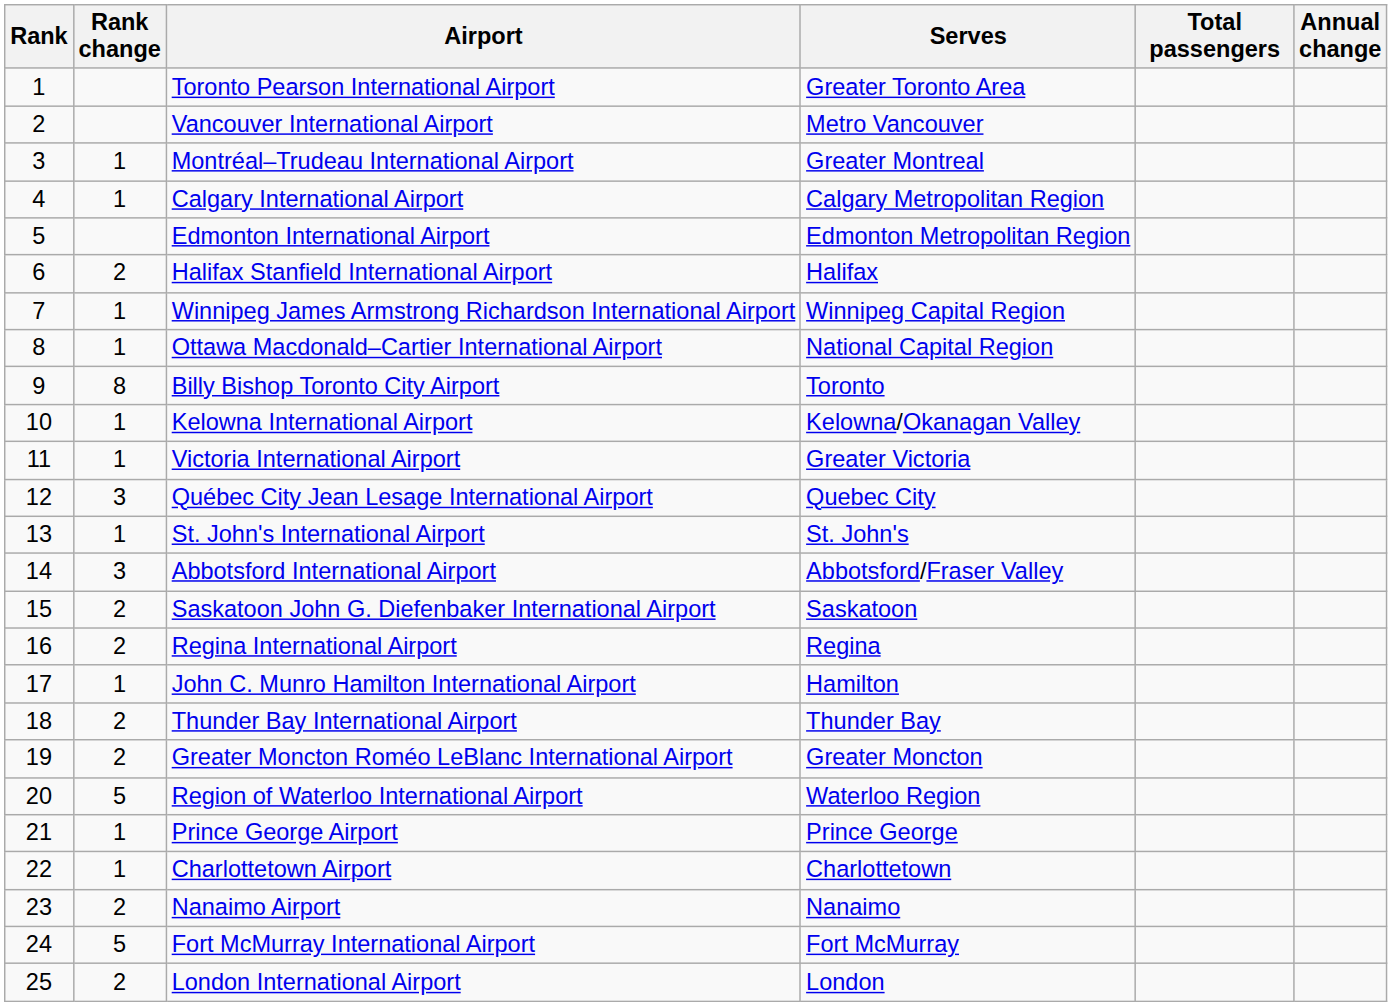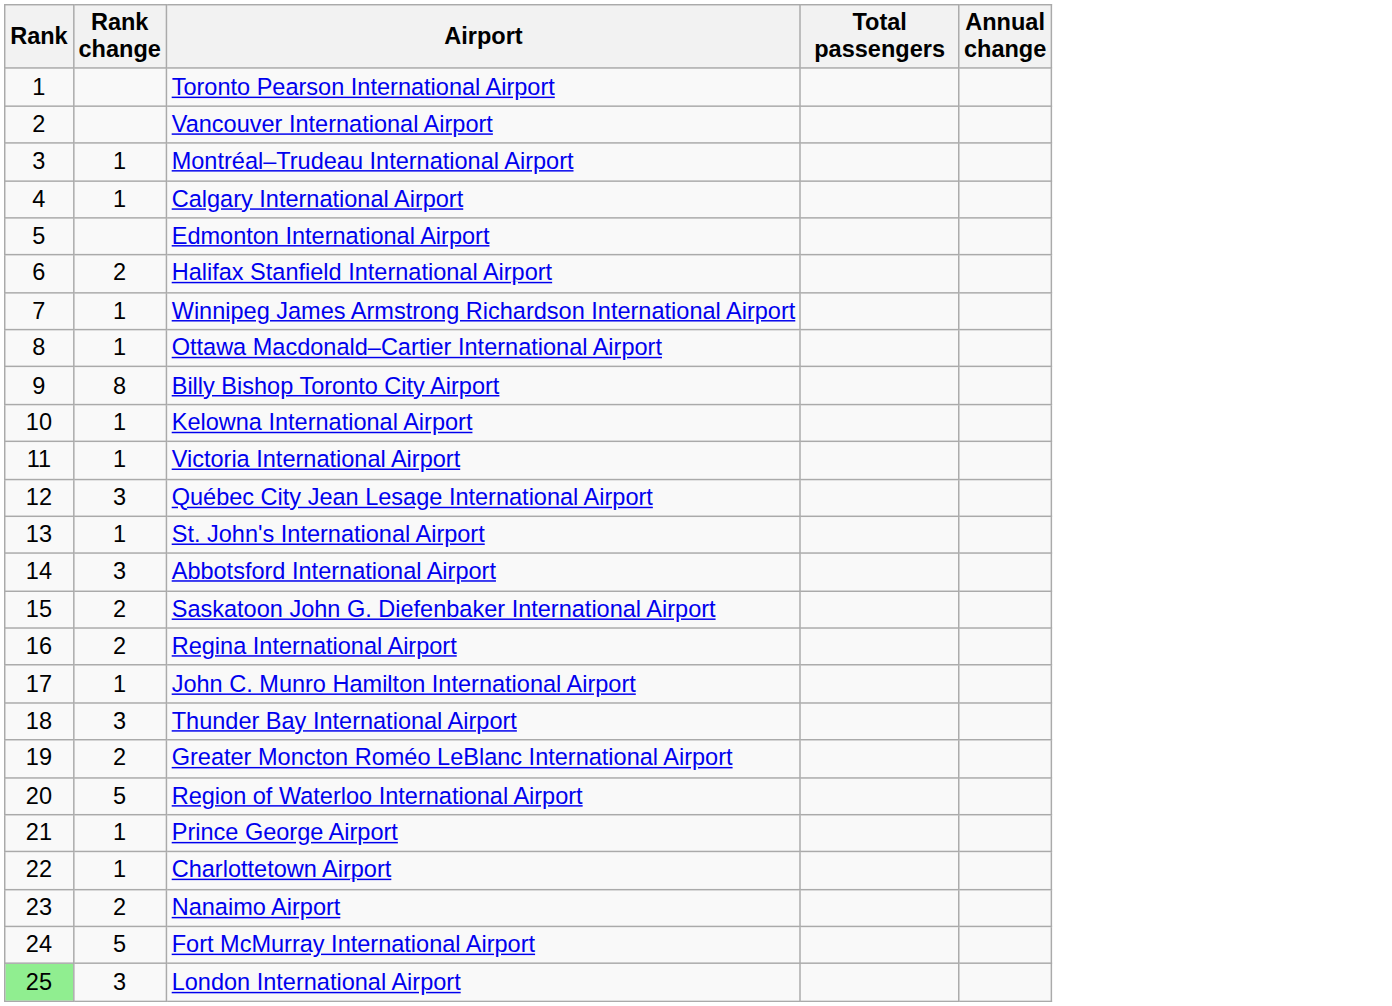- column: (968, 36)
(120, 721) 2 -> (120, 721) 3
(39, 982) no background -> (39, 982) lightgreen background
(120, 982) 2 -> (120, 982) 3
